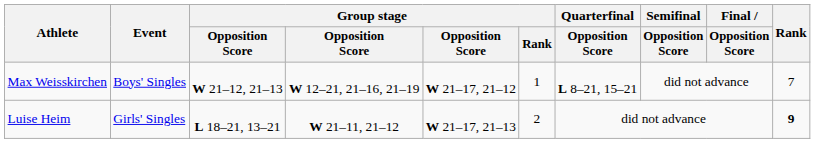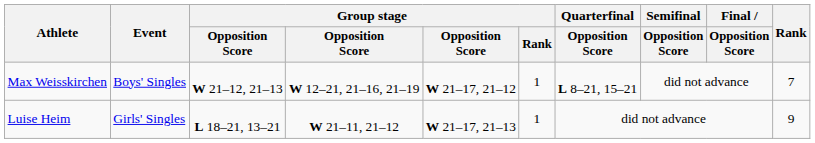(537, 119) 2 -> (537, 119) 1
(791, 119) bold -> (791, 119) normal
